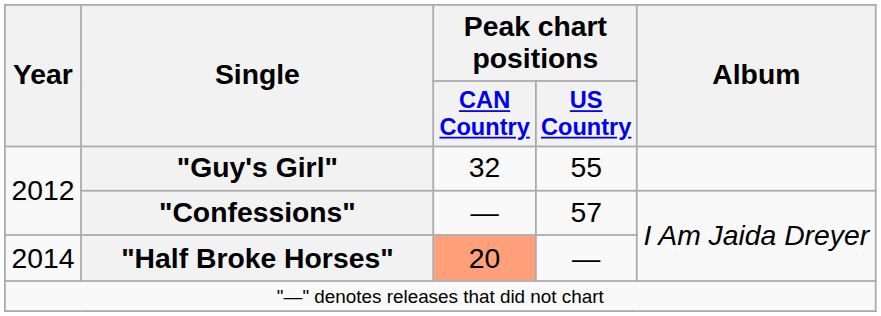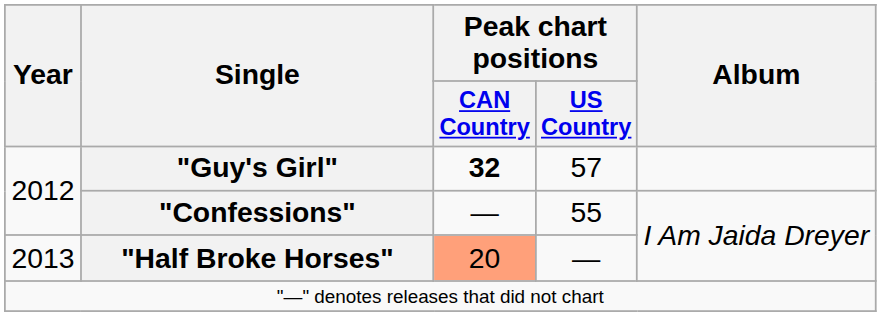(485, 168) normal -> (485, 168) bold
(586, 168) 55 -> (586, 168) 57
(586, 212) 57 -> (586, 212) 55
(43, 257) 2014 -> (43, 257) 2013
